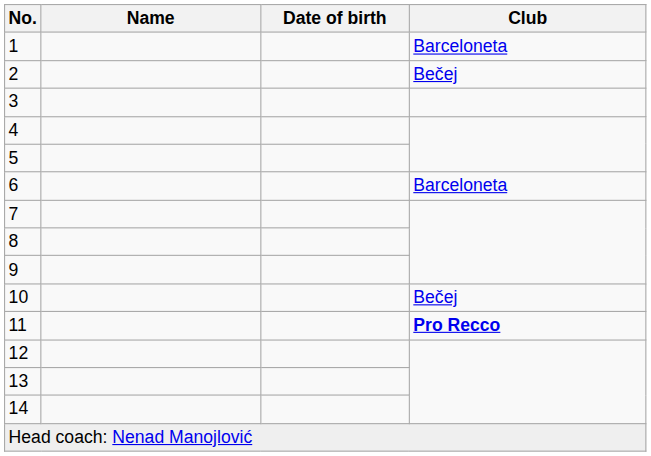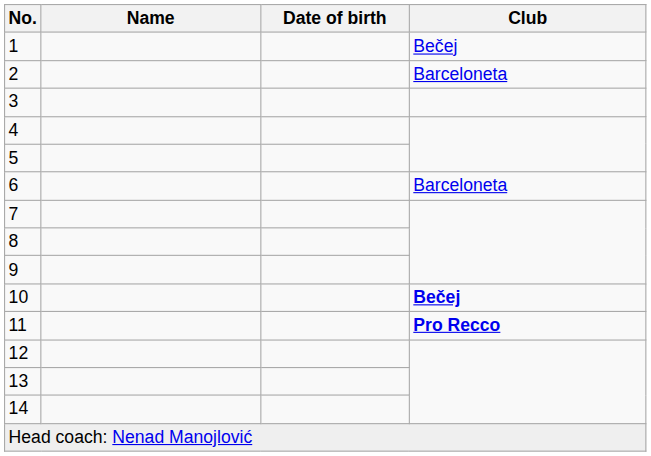(460, 46) Barceloneta -> (435, 46) Bečej
(435, 74) Bečej -> (460, 74) Barceloneta
(435, 297) normal -> (437, 297) bold
